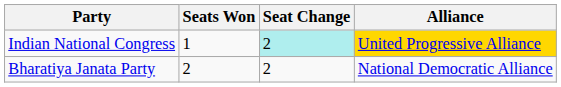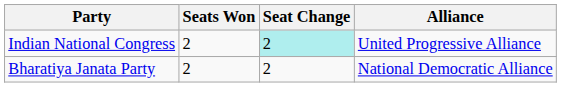(187, 43) 1 -> (187, 43) 2
(449, 43) gold background -> (449, 43) no background
